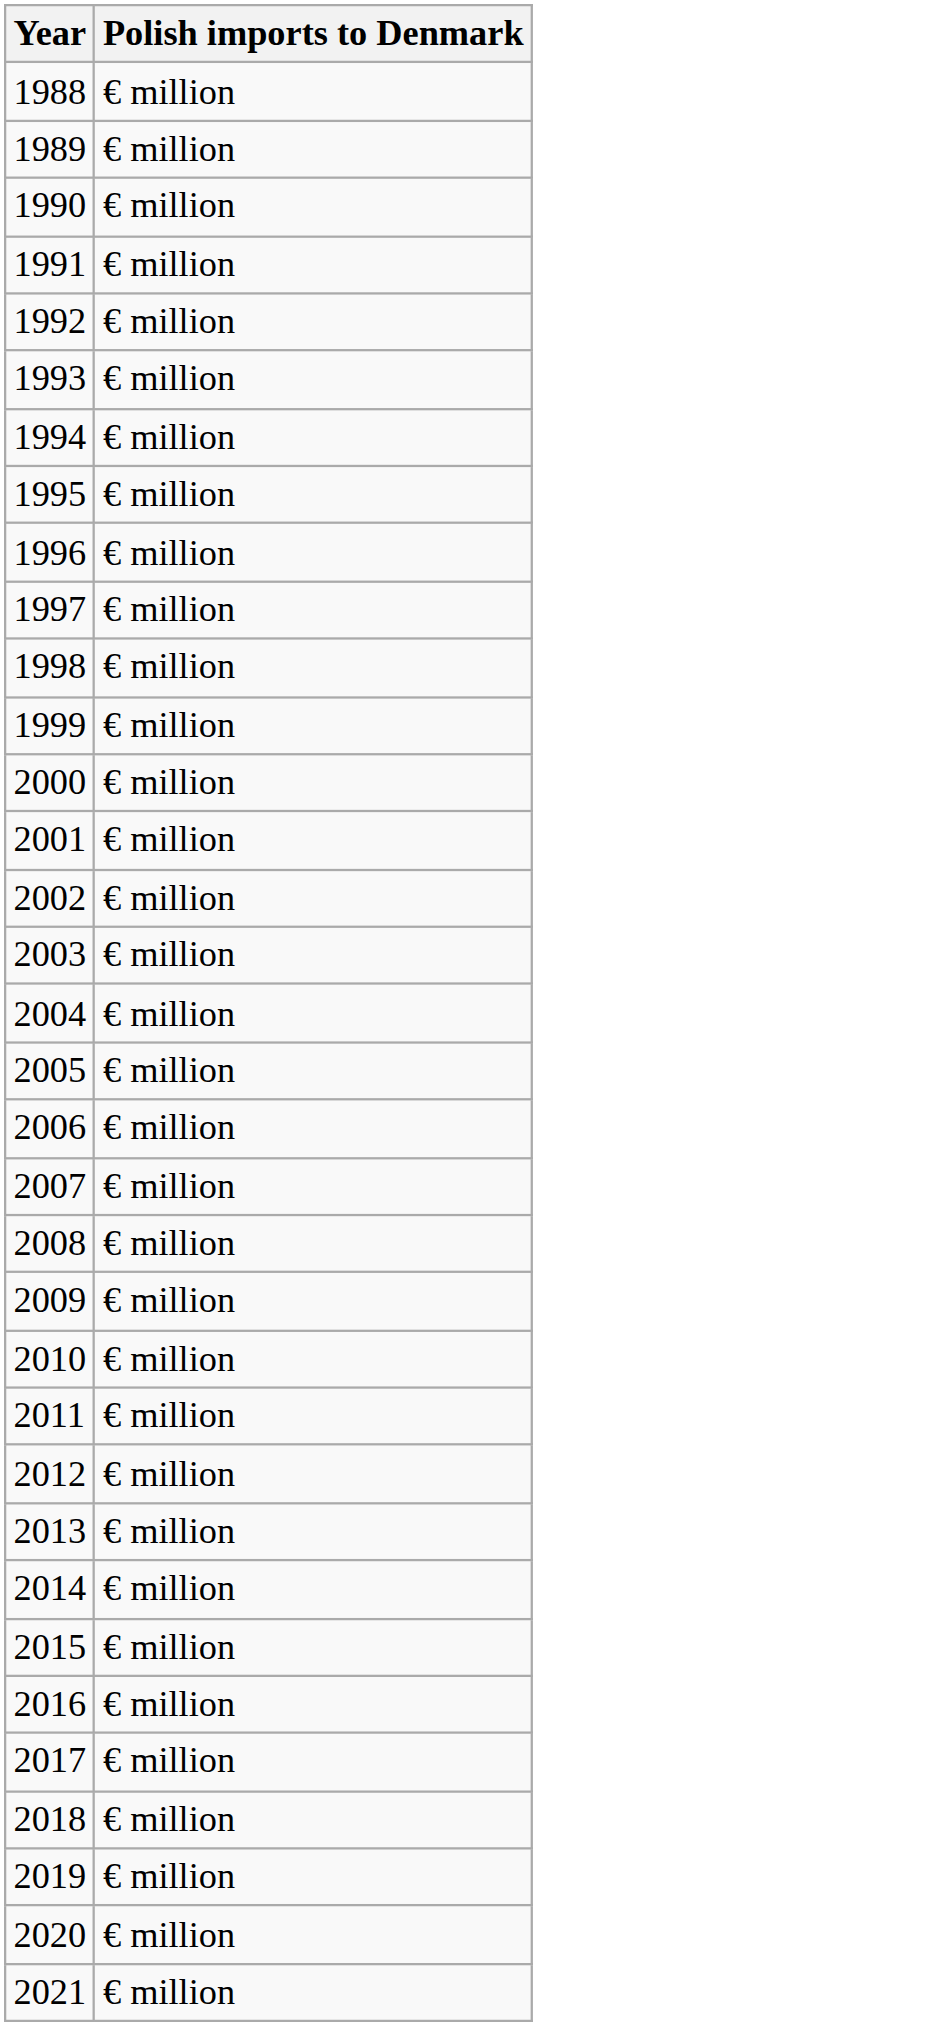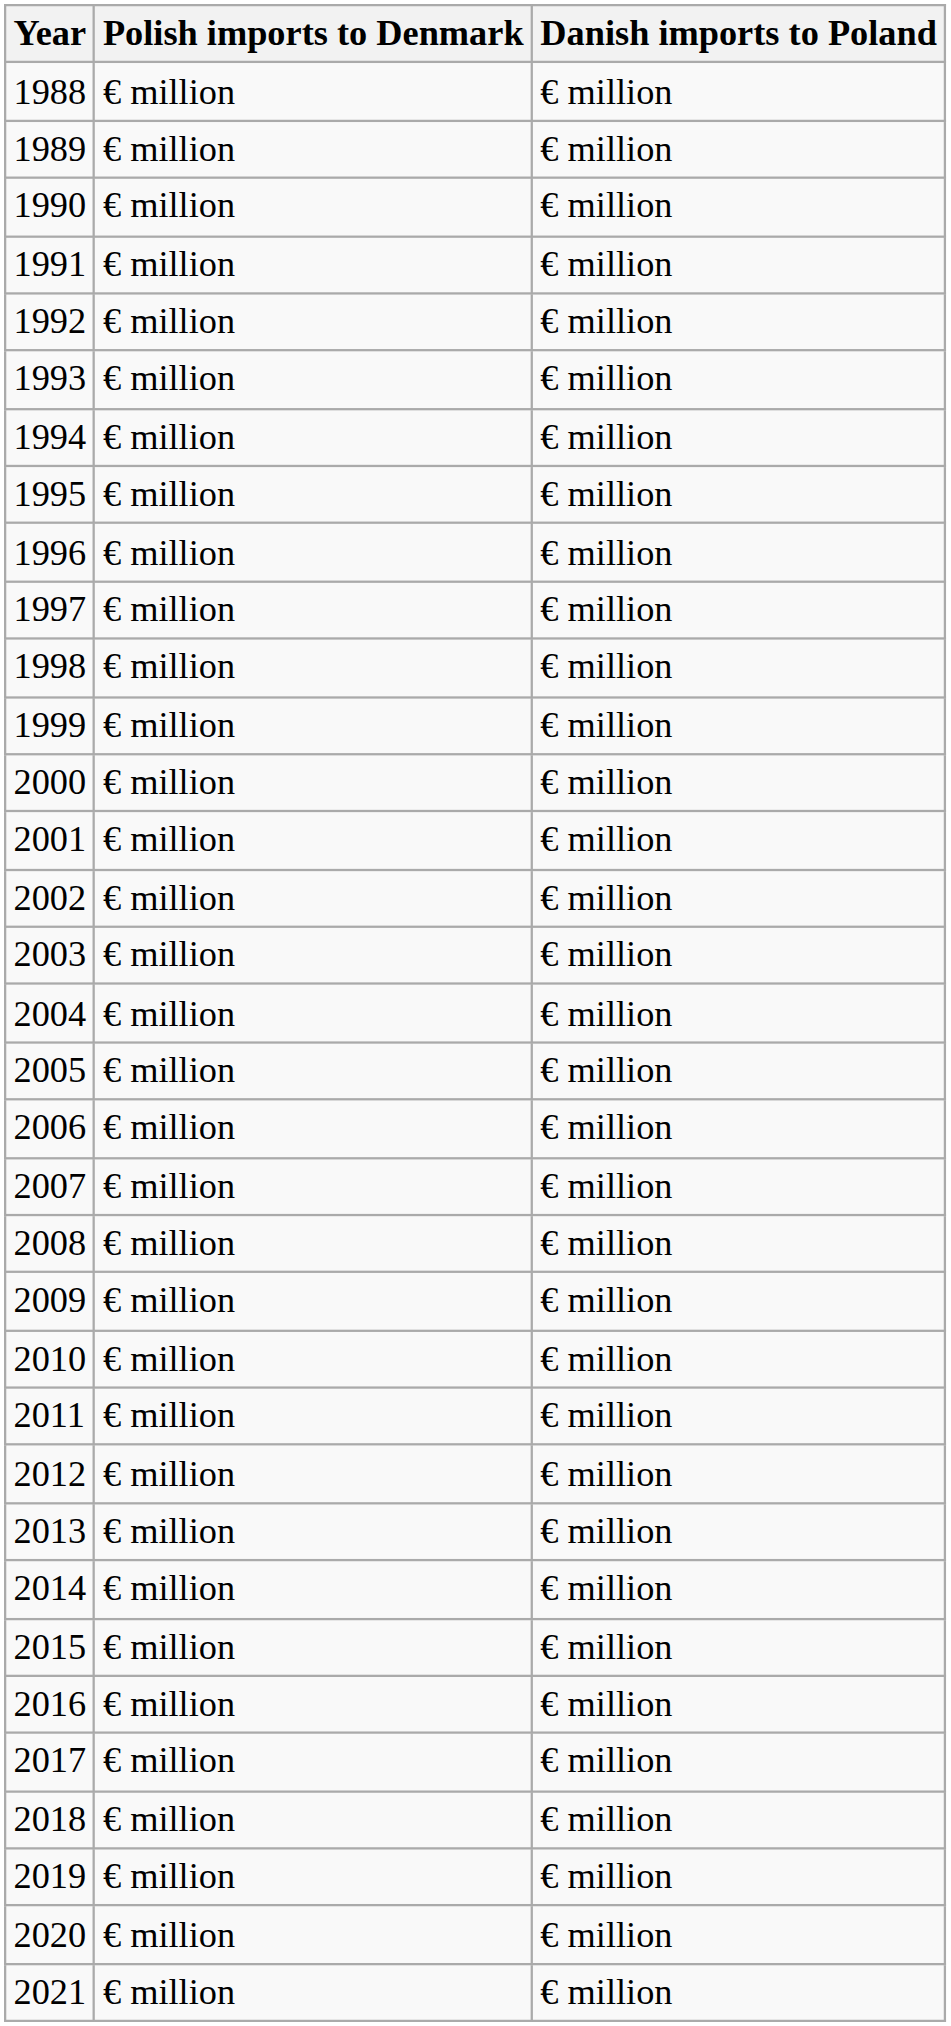+ column: (739, 33)
